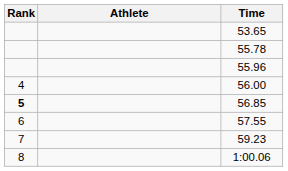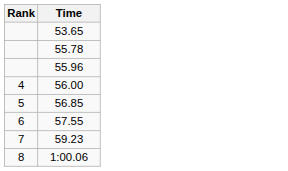- column: (129, 13)
(21, 103) bold -> (21, 103) normal
